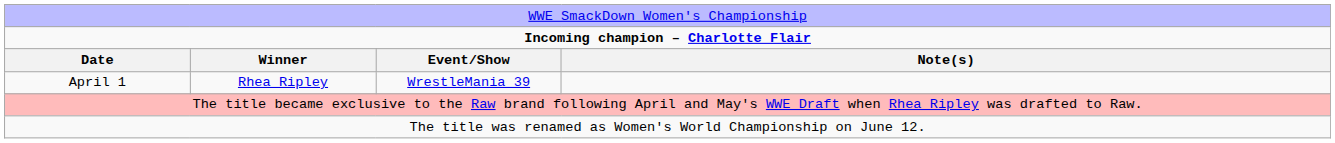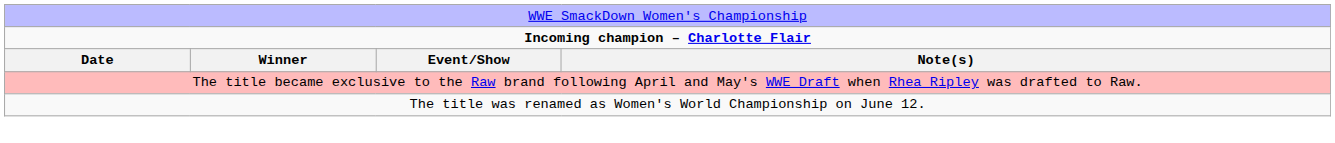- row: (97, 82)
